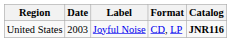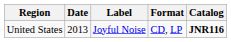(78, 29) 2003 -> (78, 29) 2013
